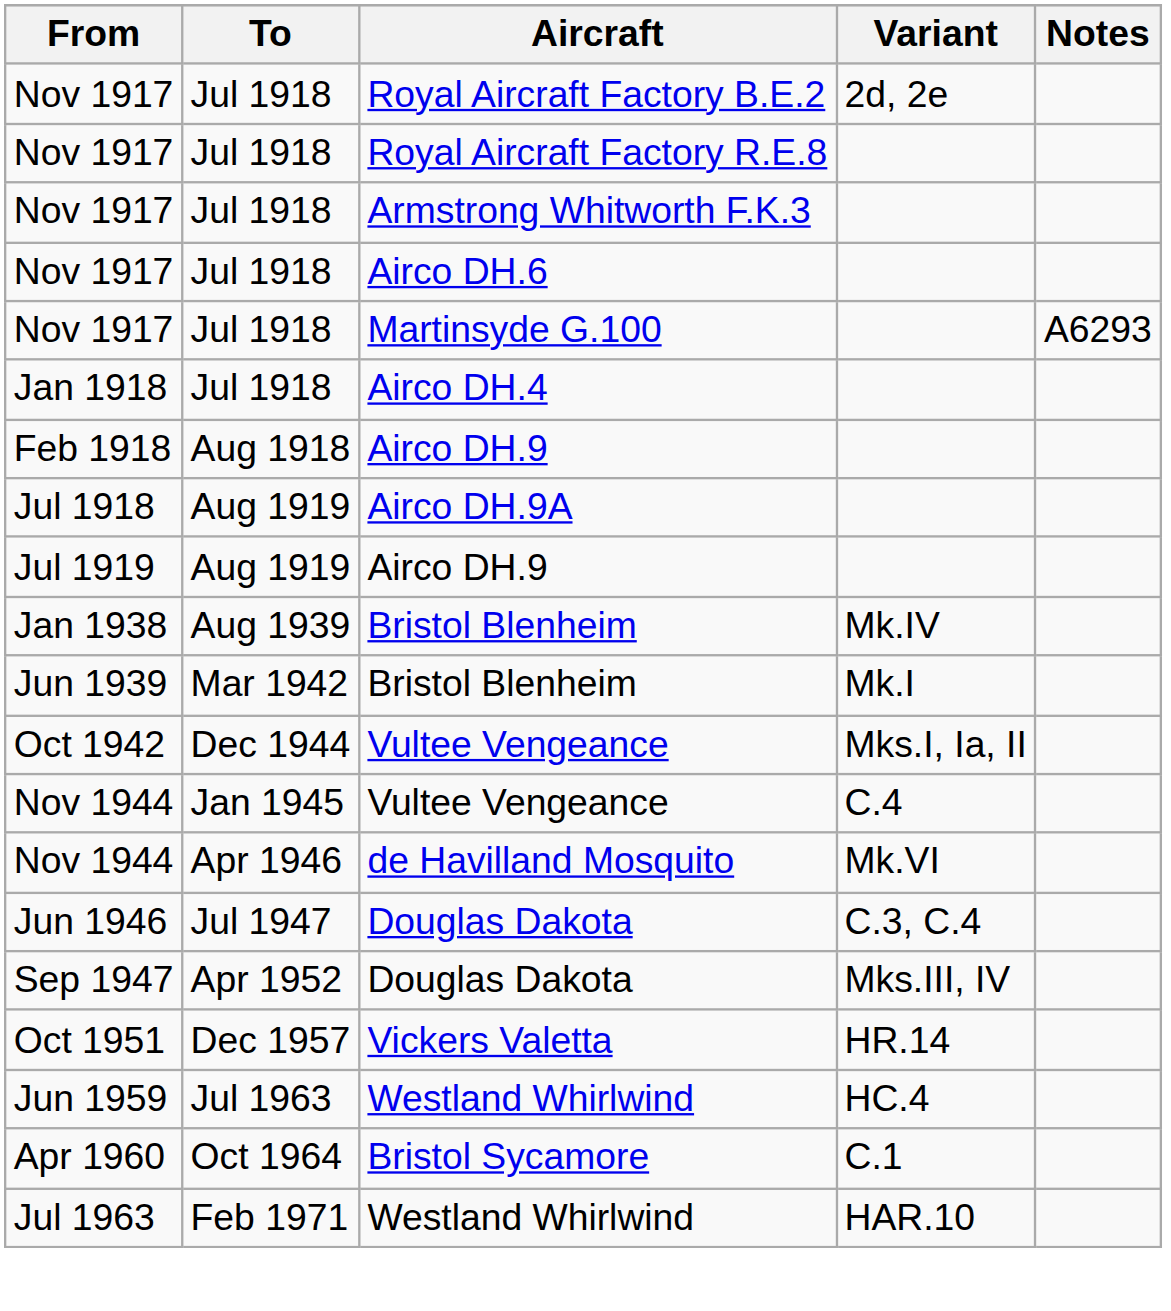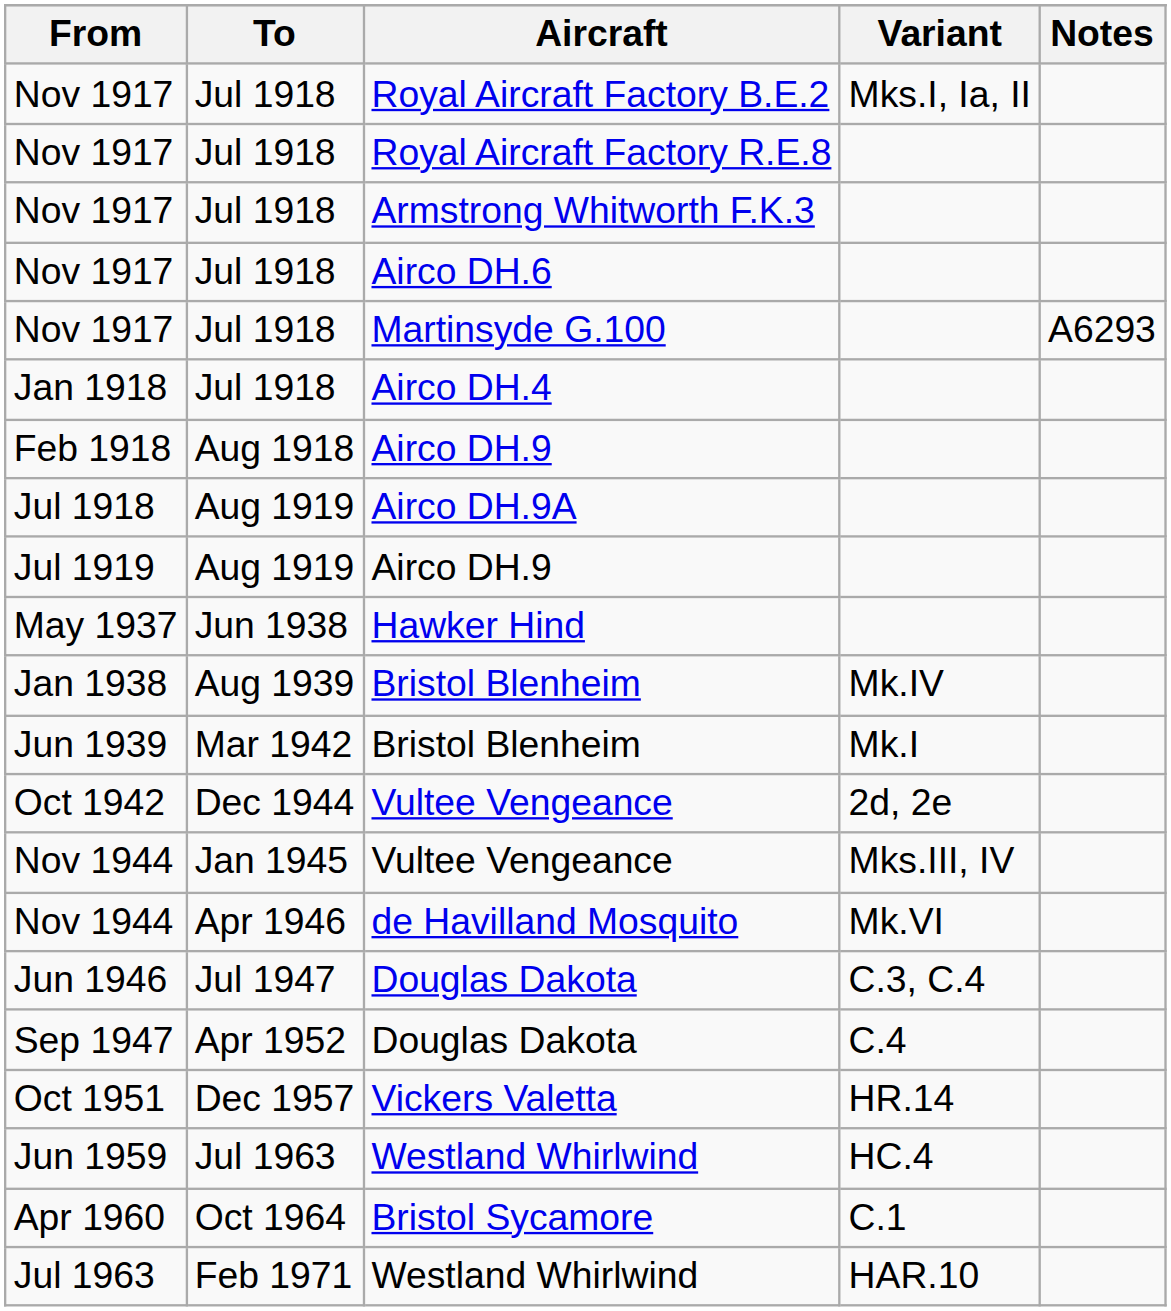(896, 93) 2d, 2e -> (940, 93) Mks.I, Ia, II
+ row: (96, 625)
(936, 743) Mks.I, Ia, II -> (900, 802) 2d, 2e
(874, 802) C.4 -> (931, 861) Mks.III, IV
(927, 980) Mks.III, IV -> (878, 1039) C.4
